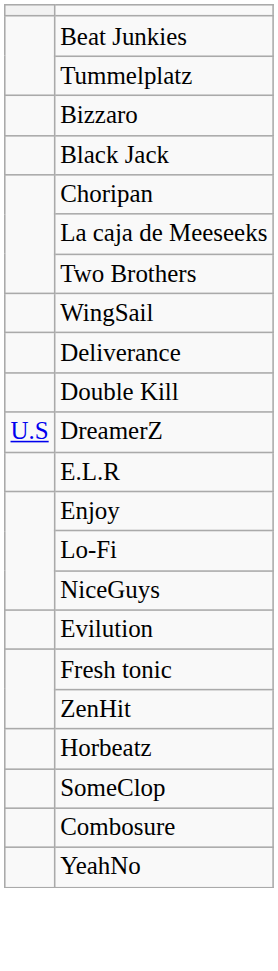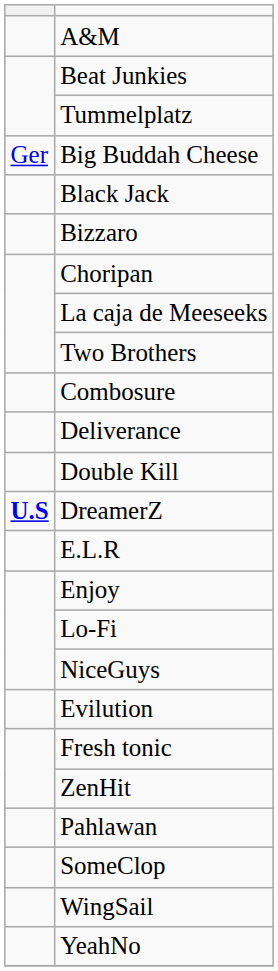+ row: (90, 35)
+ row: (159, 154)
rows swapped: (99, 114) <-> (115, 154)
rows swapped: (118, 827) <-> (107, 312)
(30, 431) normal -> (30, 510) bold
- row: (106, 748)
+ row: (109, 827)
